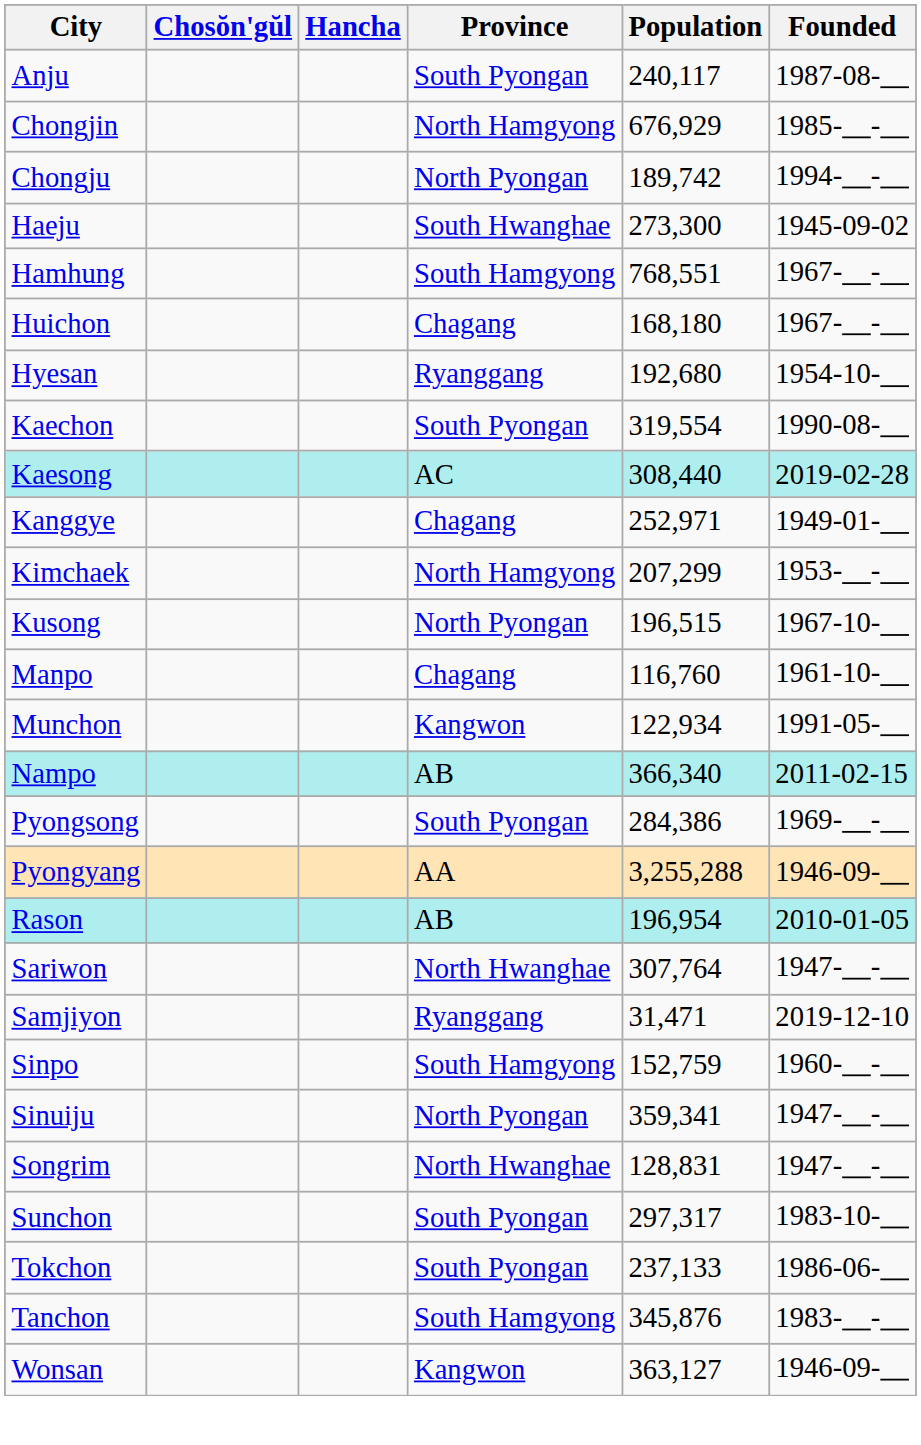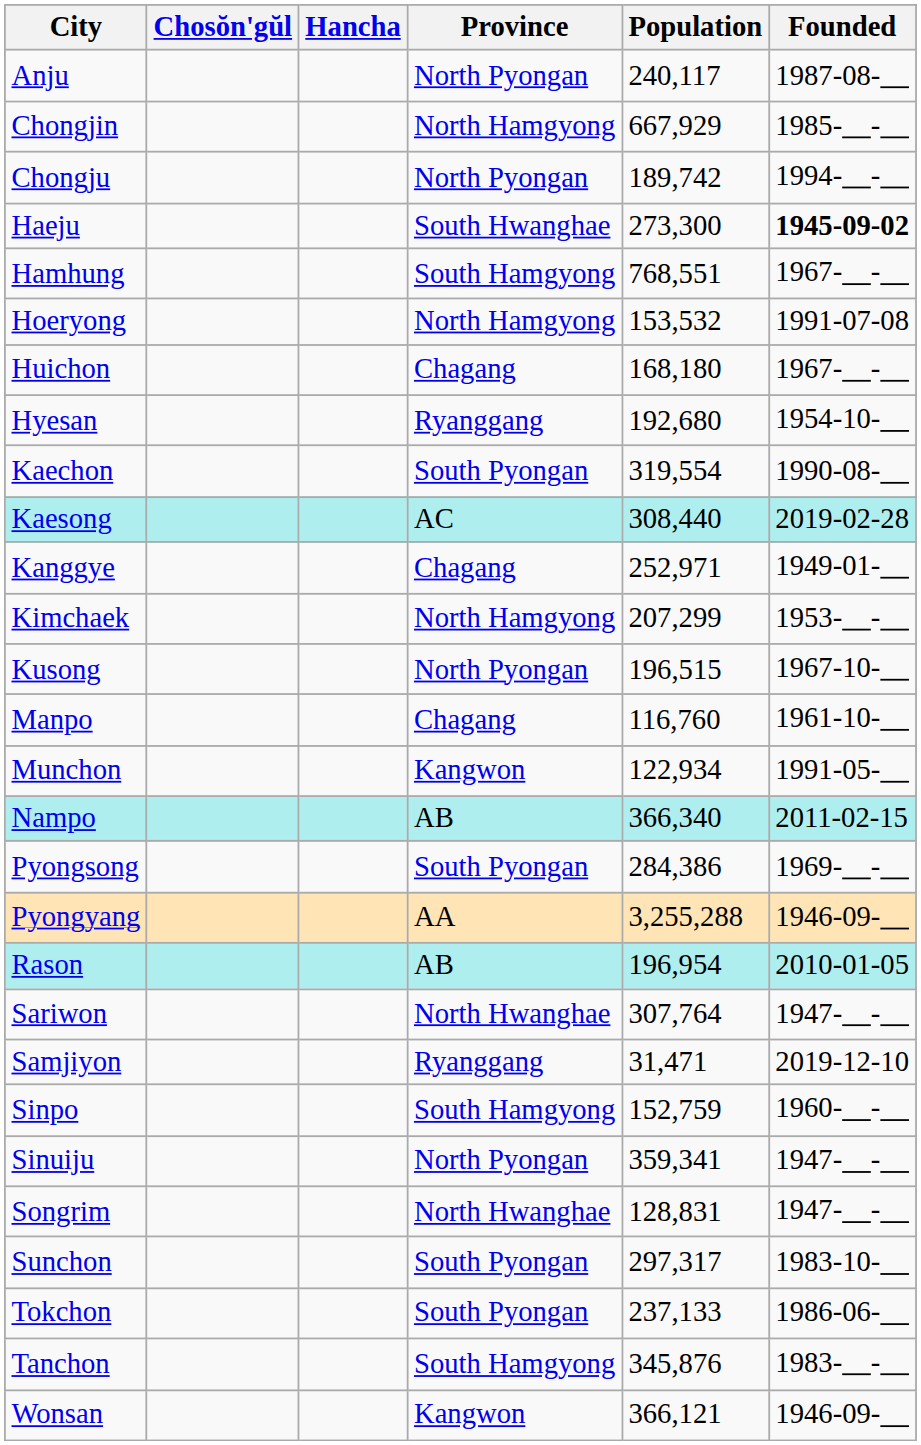(501, 75) South Pyongan -> (501, 75) North Pyongan
(675, 126) 676,929 -> (675, 126) 667,929
(842, 225) normal -> (842, 225) bold
+ row: (69, 321)
(675, 1369) 363,127 -> (675, 1414) 366,121
